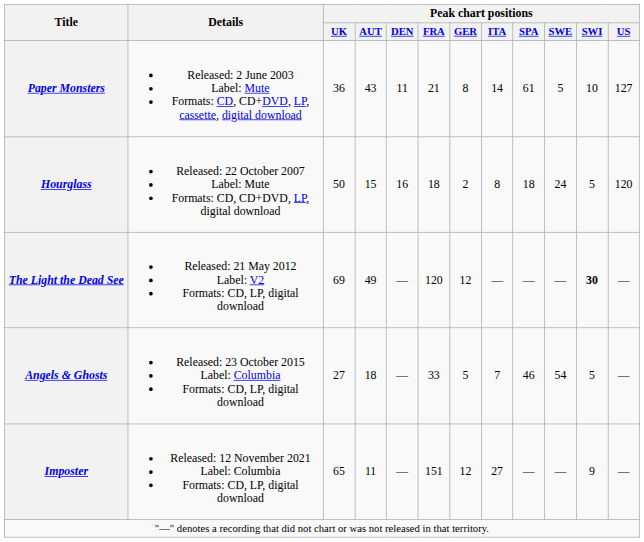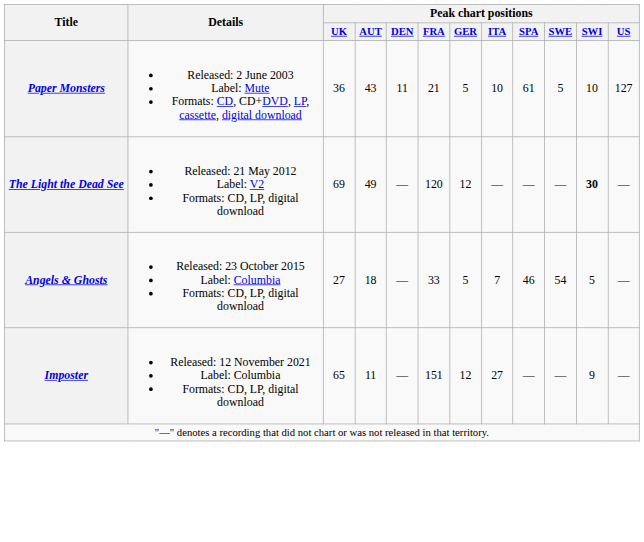(465, 88) 8 -> (465, 88) 5
(497, 88) 14 -> (497, 88) 10
- row: (66, 184)
